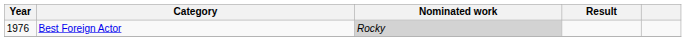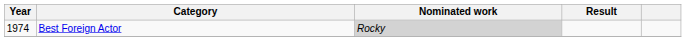(18, 28) 1976 -> (18, 28) 1974
